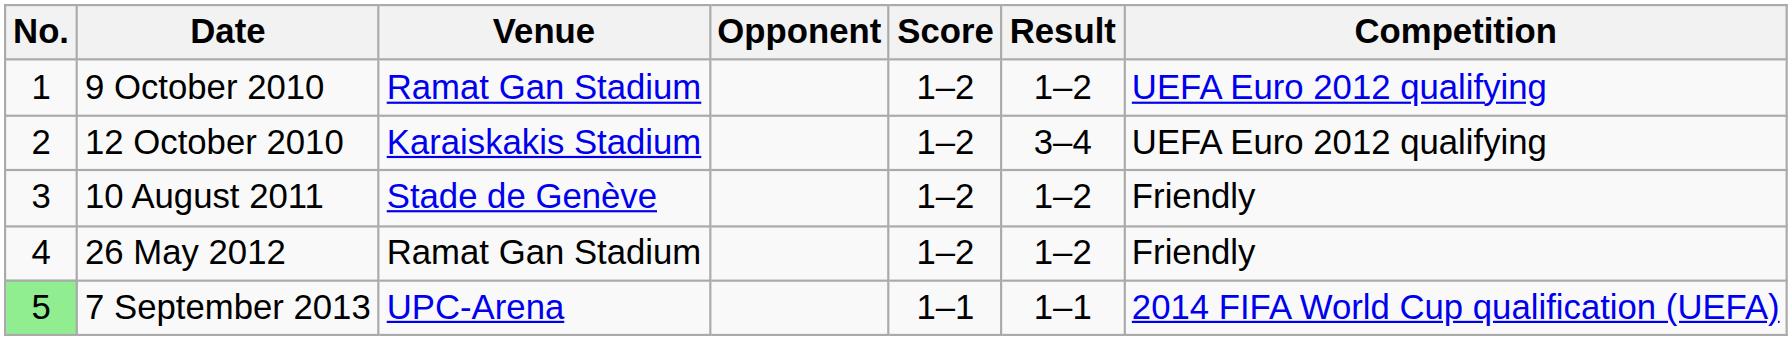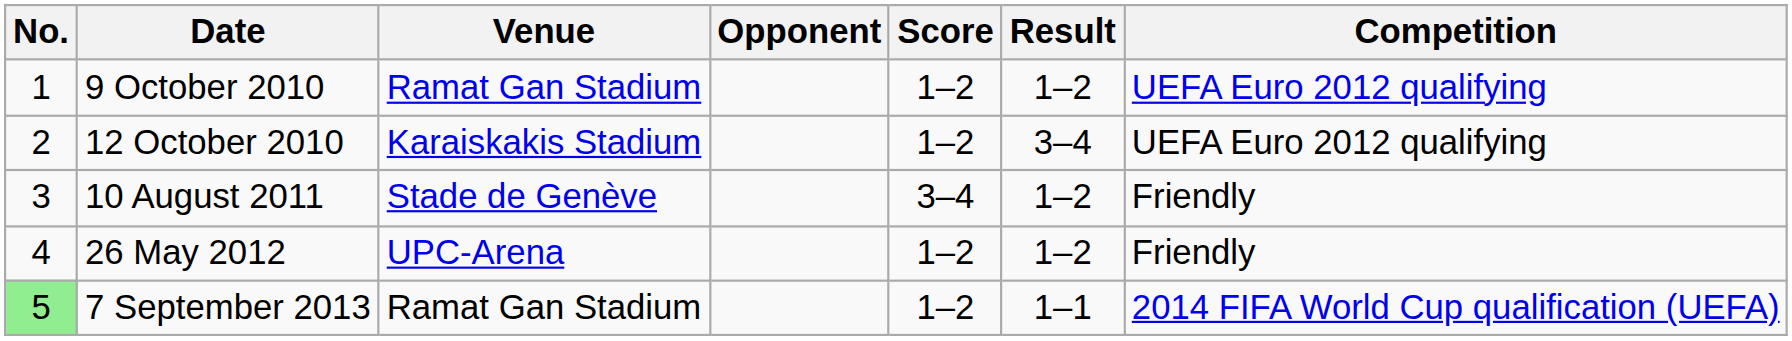(945, 197) 1–2 -> (945, 197) 3–4
(544, 252) Ramat Gan Stadium -> (476, 252) UPC-Arena
(476, 307) UPC-Arena -> (544, 307) Ramat Gan Stadium
(945, 307) 1–1 -> (945, 307) 1–2
